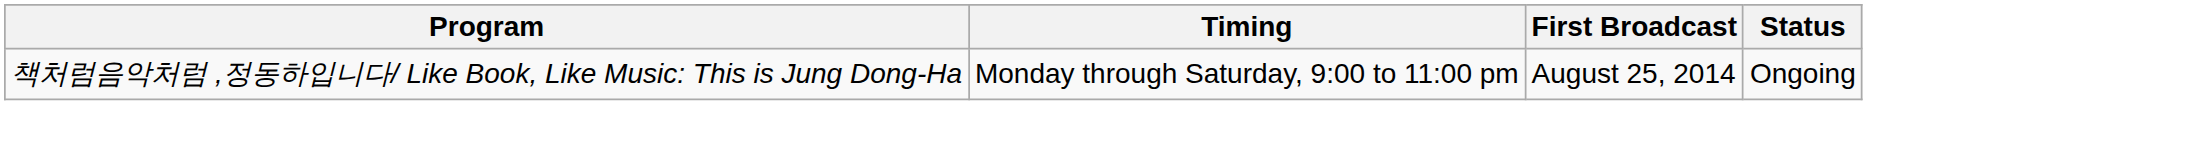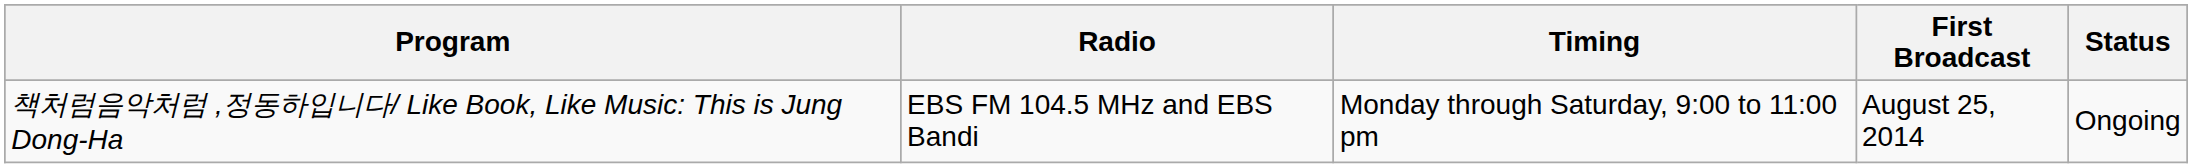+ column: (1117, 42)
